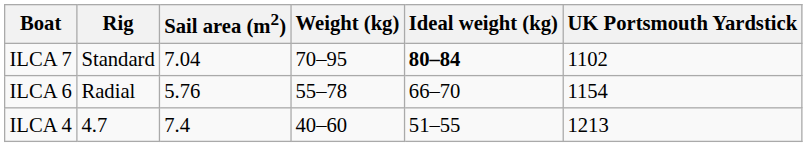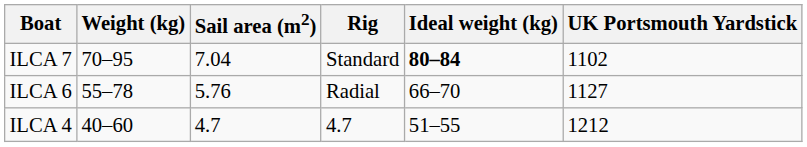columns swapped: (118, 23) <-> (347, 23)
(588, 91) 1154 -> (588, 91) 1127
(177, 124) 7.4 -> (208, 124) 4.7
(588, 124) 1213 -> (588, 124) 1212
